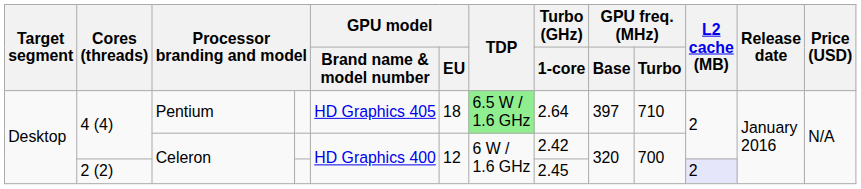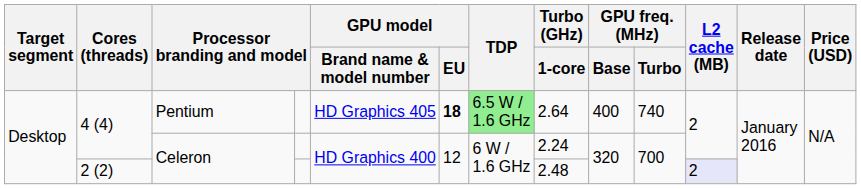(452, 111) normal -> (452, 111) bold
(606, 111) 397 -> (606, 111) 400
(651, 111) 710 -> (651, 111) 740
(553, 145) 2.42 -> (553, 145) 2.24
(553, 171) 2.45 -> (553, 171) 2.48
